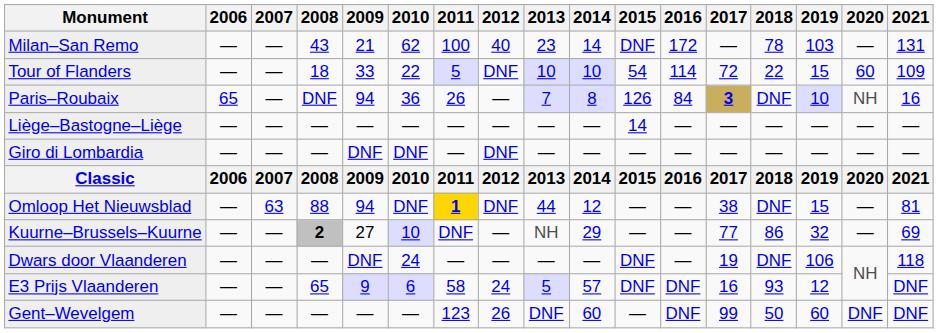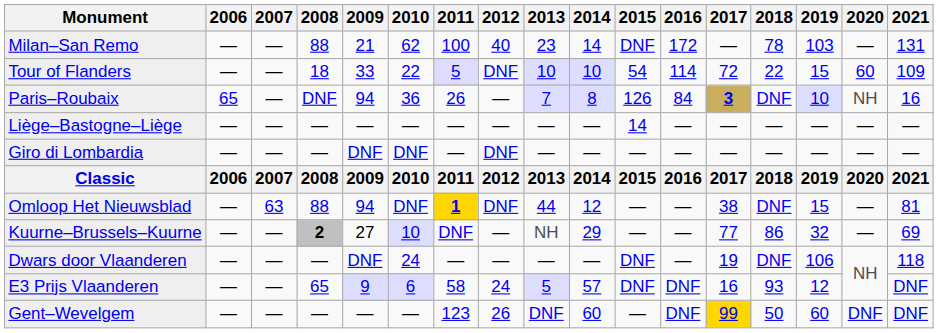(319, 44) 43 -> (319, 44) 88
(728, 313) no background -> (728, 313) gold background
